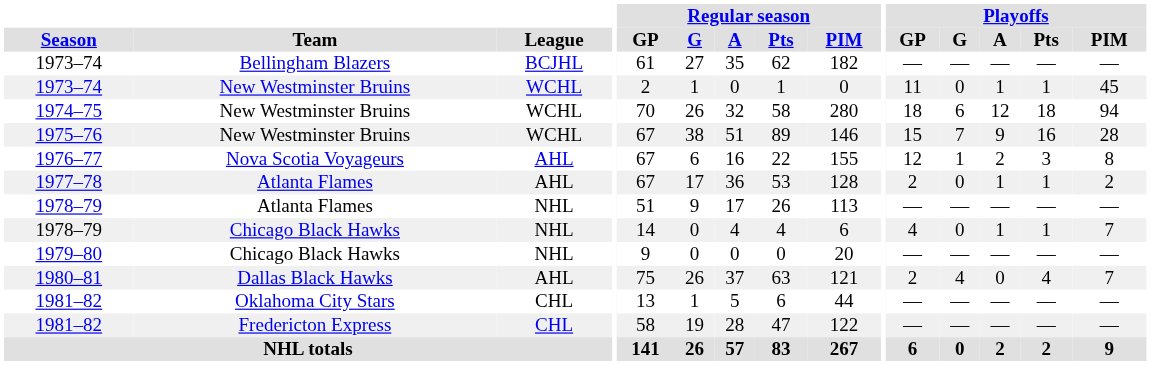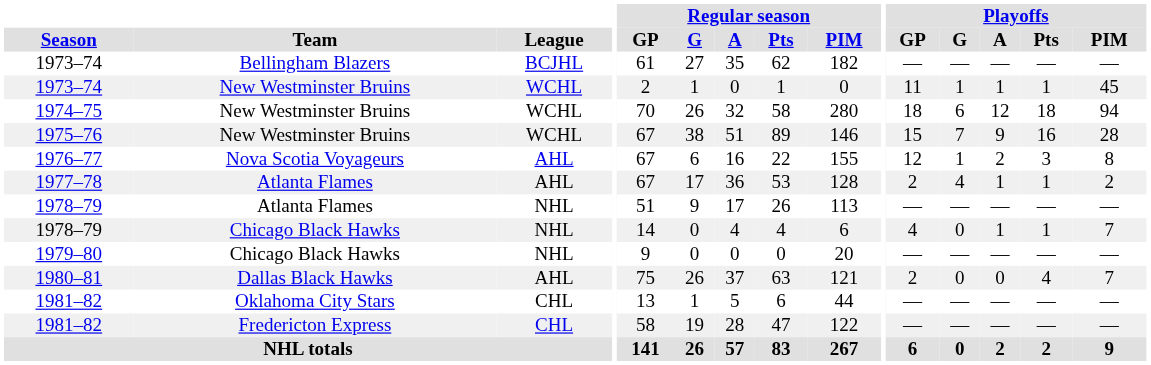(960, 87) 0 -> (960, 87) 1
(960, 182) 0 -> (960, 182) 4
(960, 277) 4 -> (960, 277) 0
